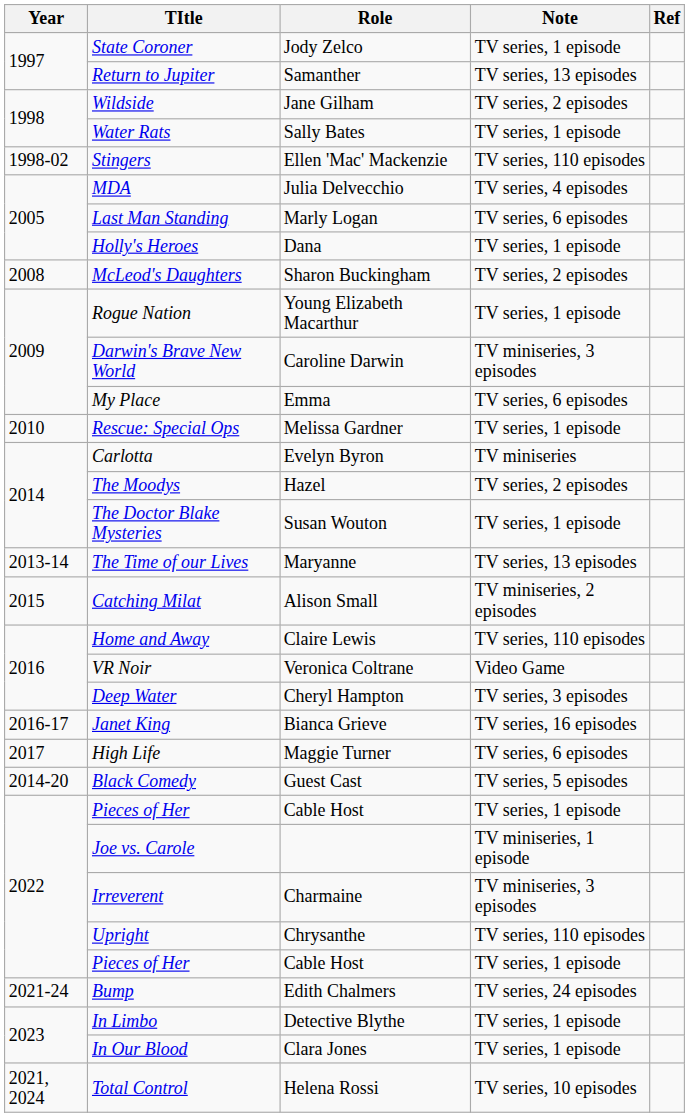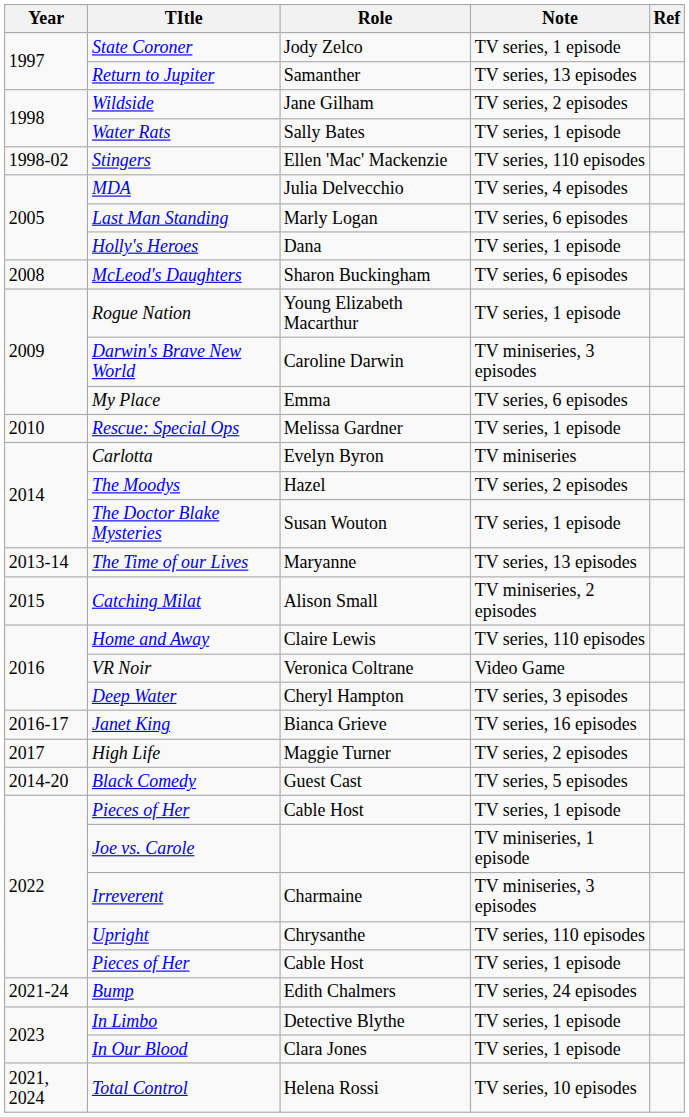(551, 274) TV series, 2 episodes -> (551, 274) TV series, 6 episodes
(551, 753) TV series, 6 episodes -> (551, 753) TV series, 2 episodes
